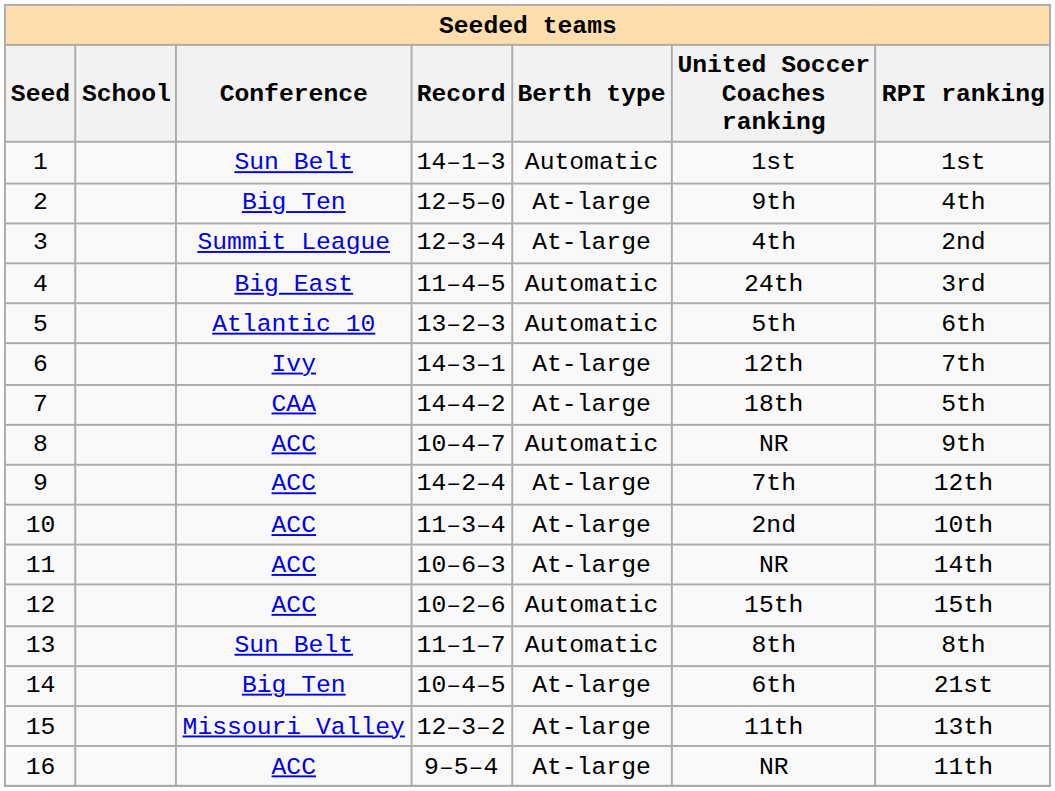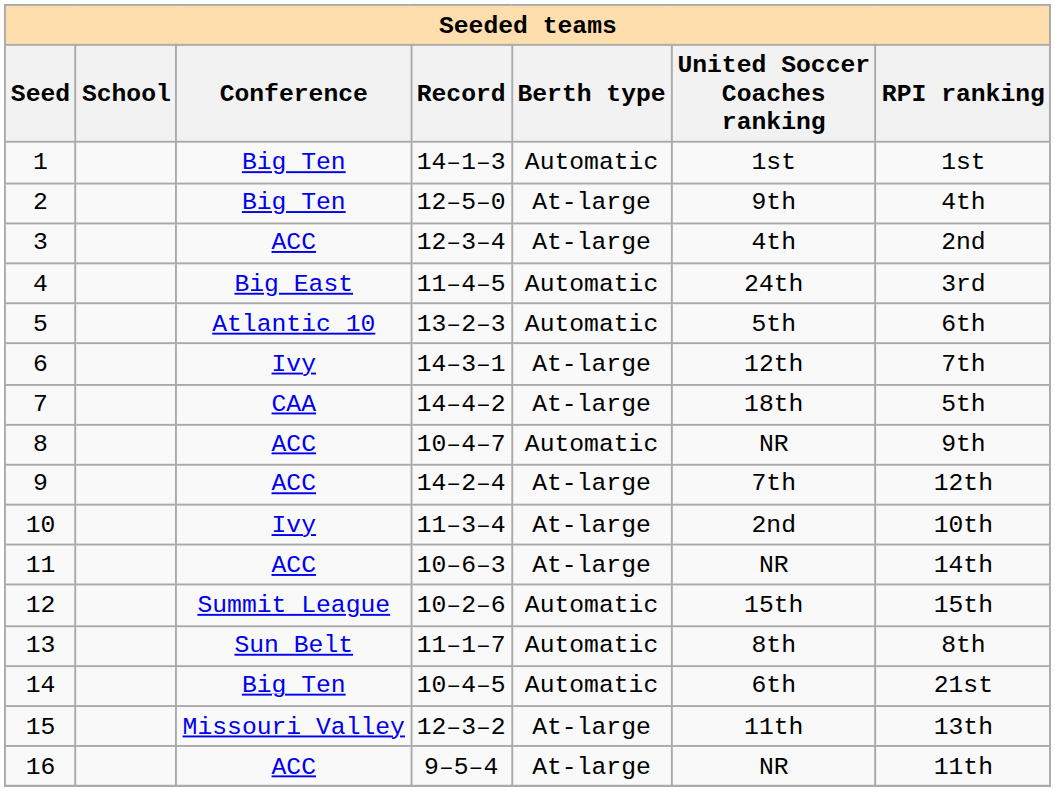(294, 163) Sun Belt -> (294, 163) Big Ten
(294, 243) Summit League -> (294, 243) ACC
(294, 525) ACC -> (294, 525) Ivy
(294, 605) ACC -> (294, 605) Summit League
(592, 686) At-large -> (592, 686) Automatic
